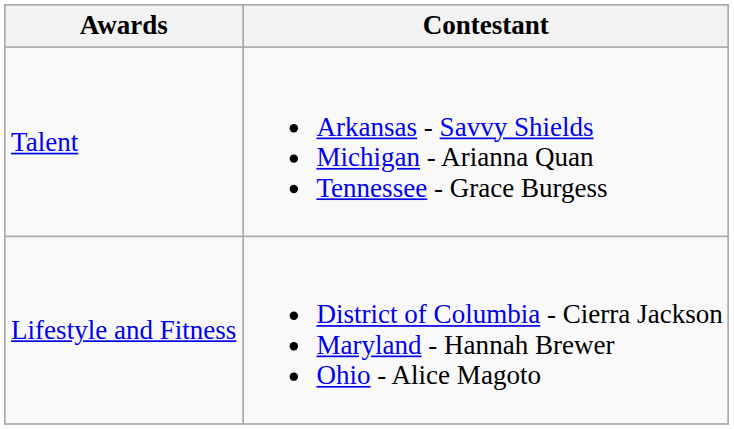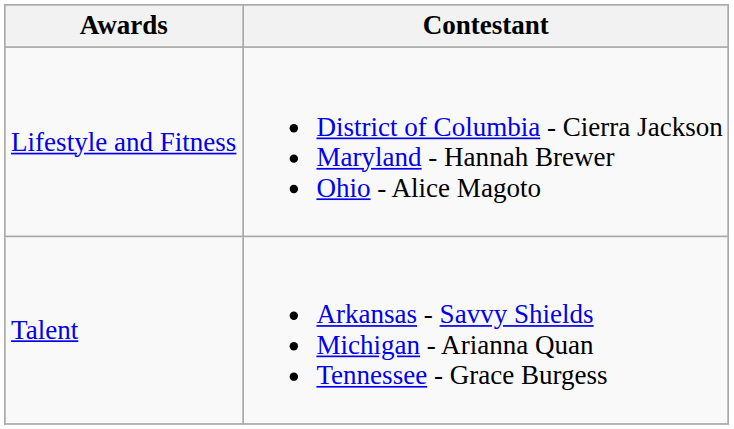rows swapped: (124, 329) <-> (45, 141)
